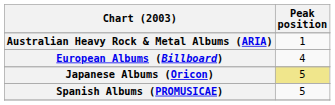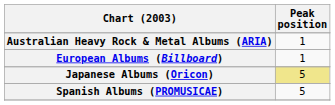(302, 58) 4 -> (302, 58) 1
